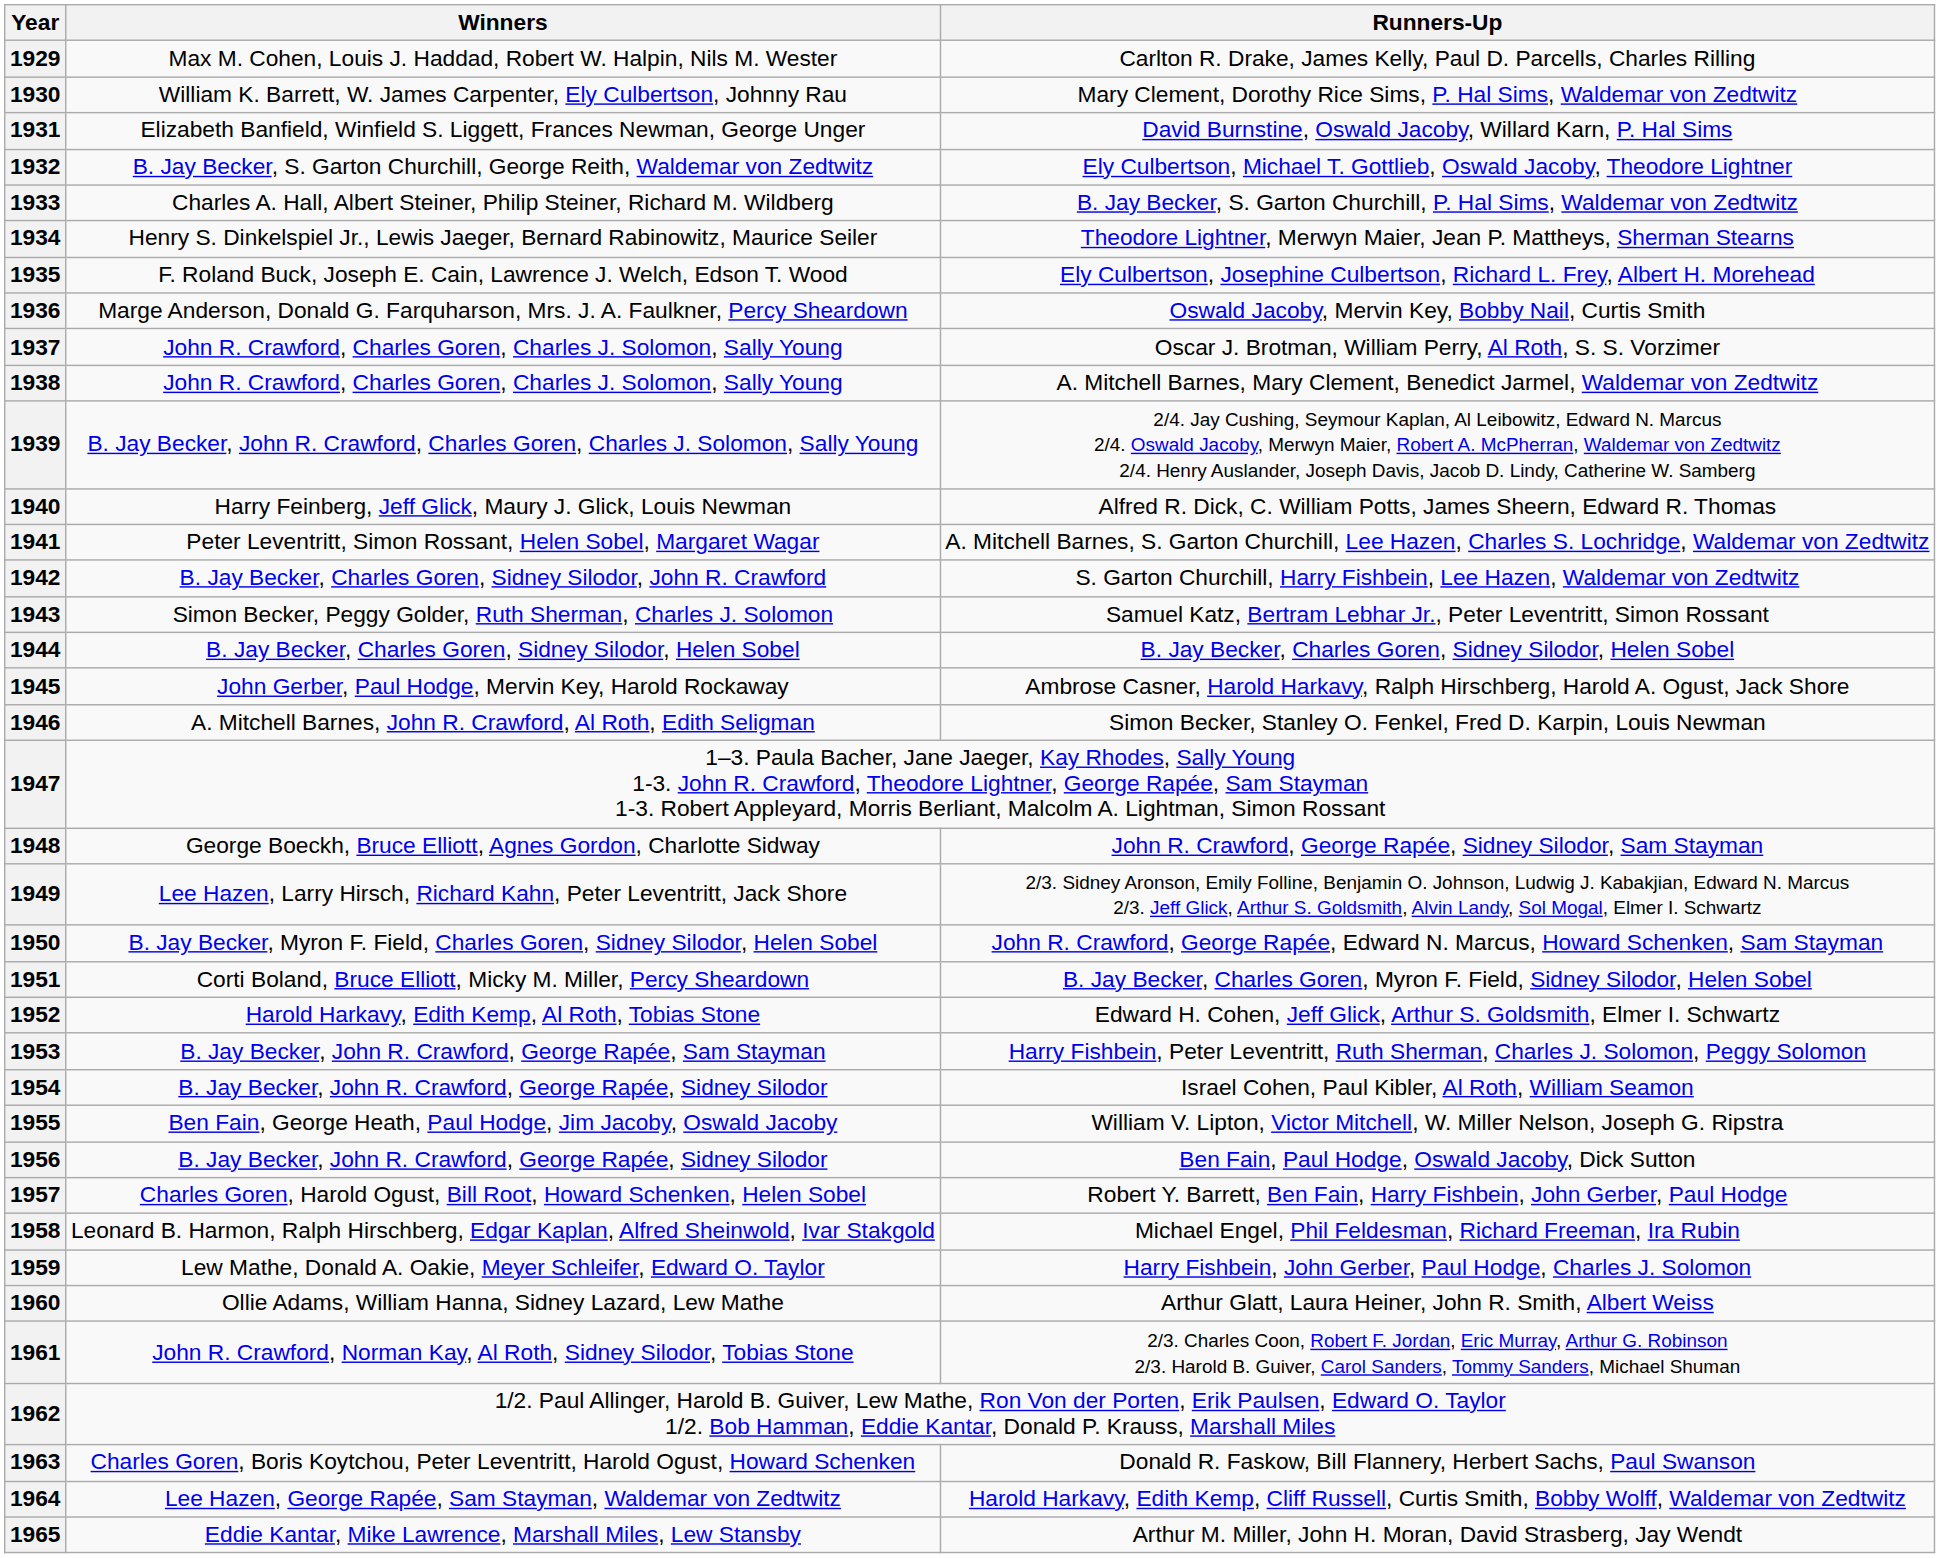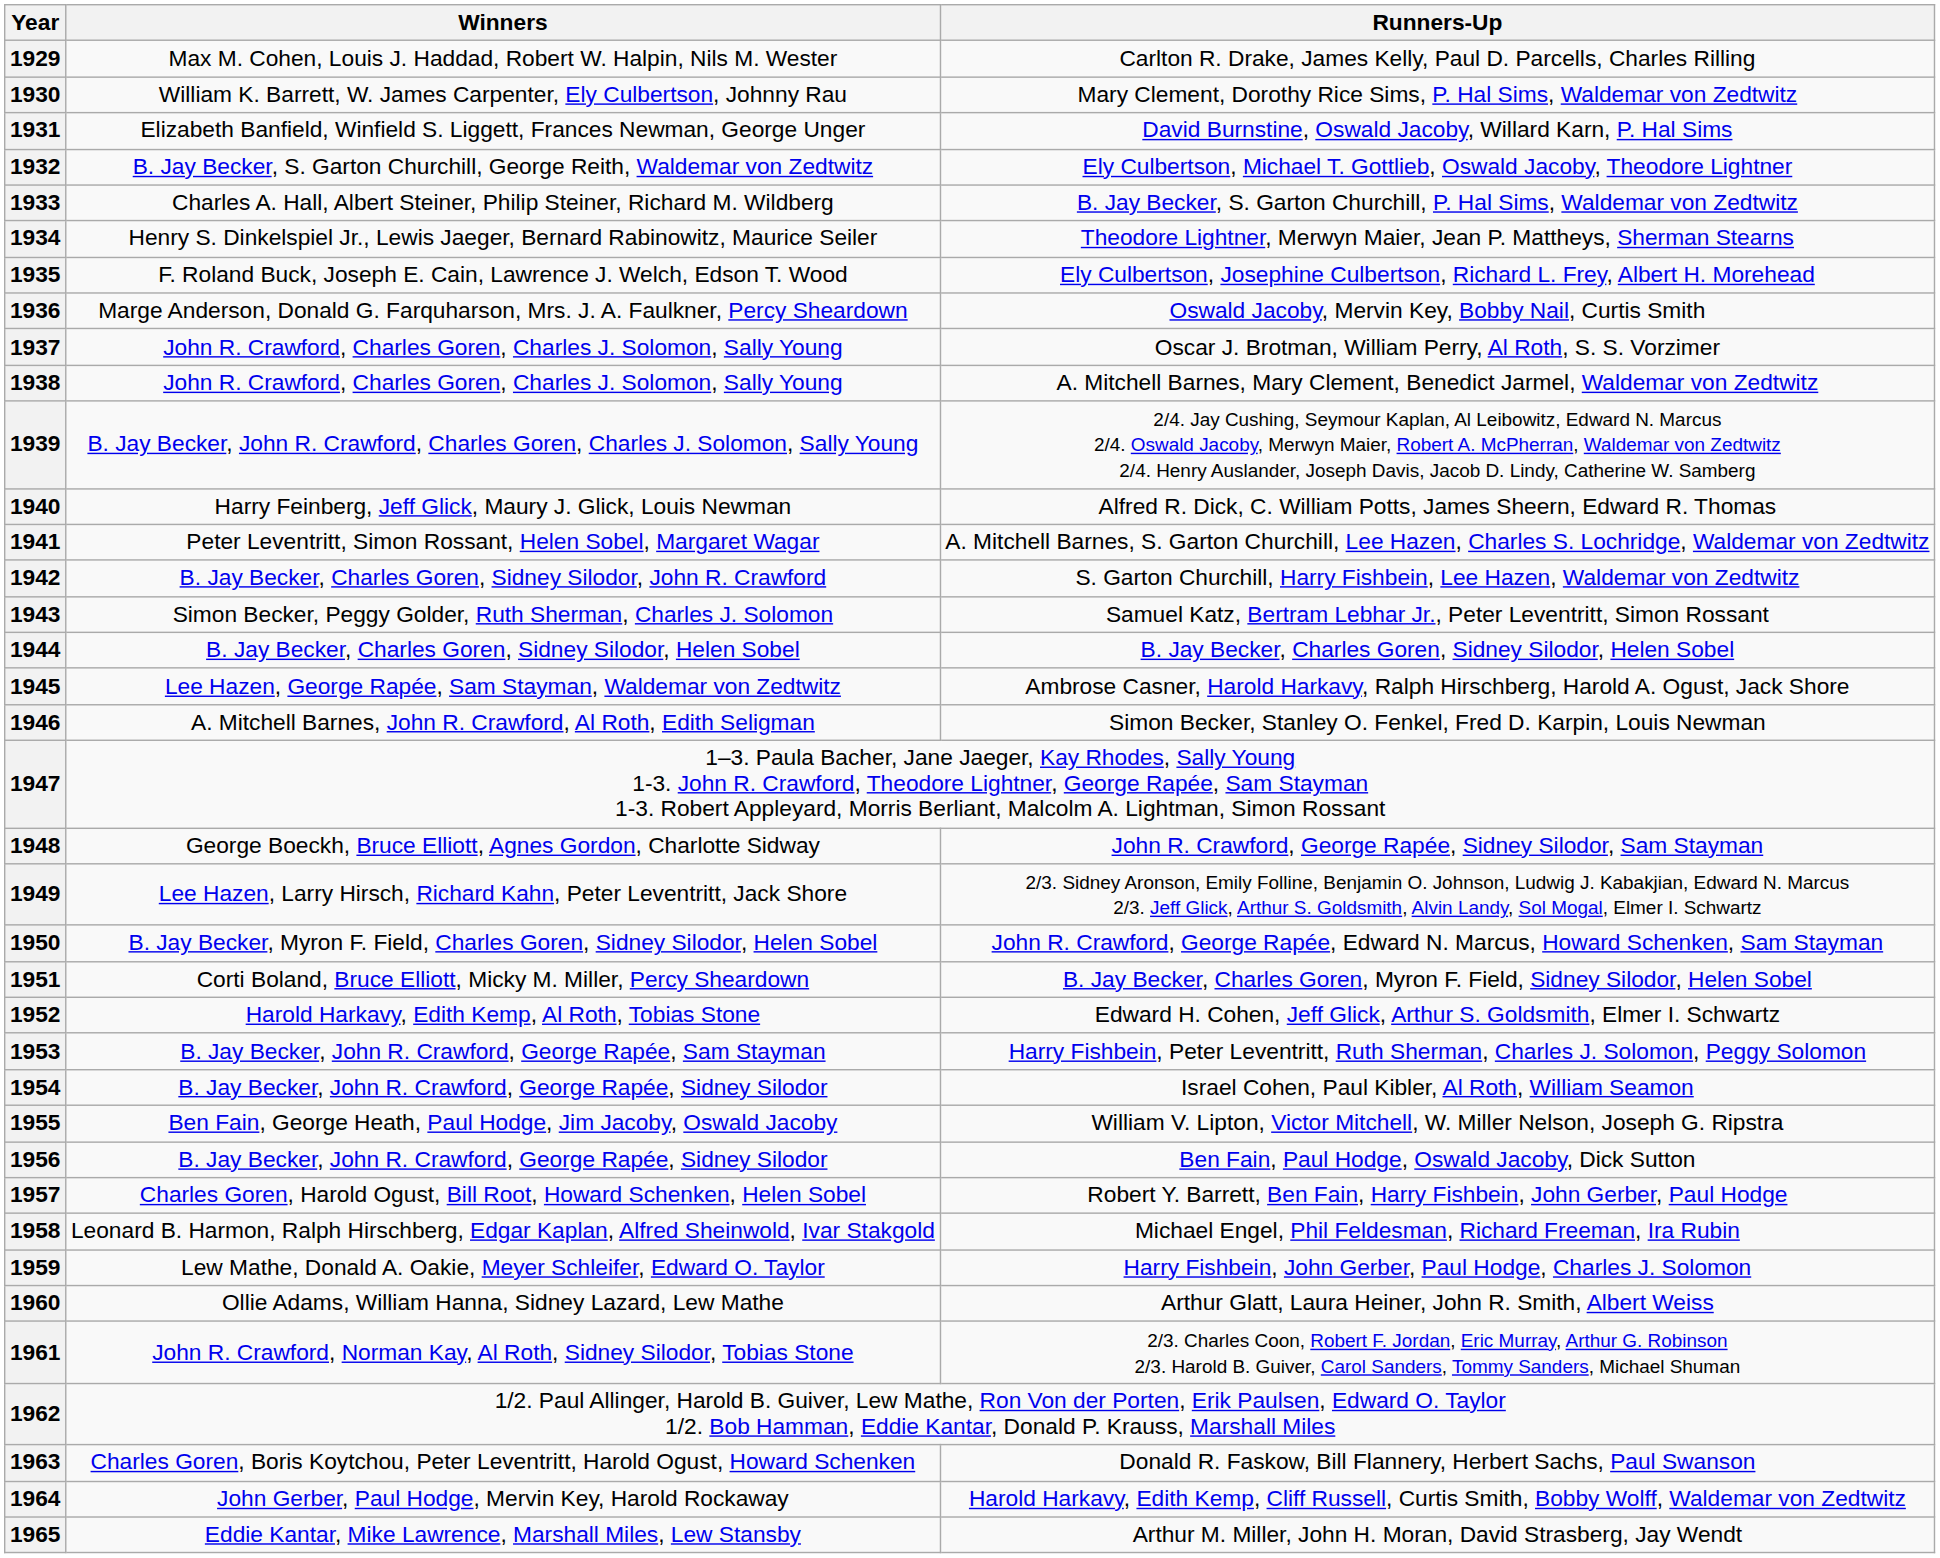(503, 686) John Gerber, Paul Hodge, Mervin Key, Harold Rockaway -> (503, 686) Lee Hazen, George Rapée, Sam Stayman, Waldemar von Zedtwitz
(503, 1498) Lee Hazen, George Rapée, Sam Stayman, Waldemar von Zedtwitz -> (503, 1498) John Gerber, Paul Hodge, Mervin Key, Harold Rockaway
